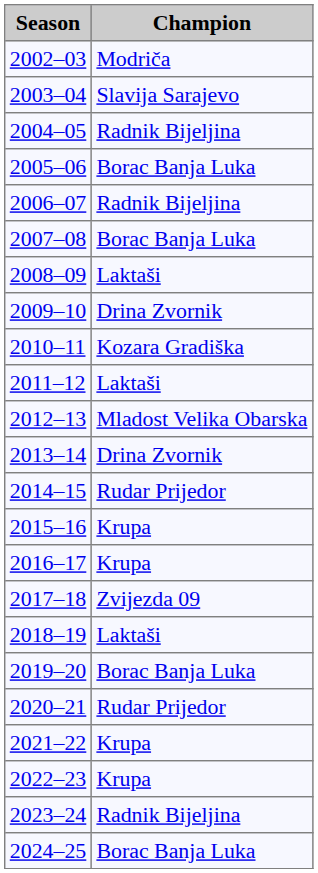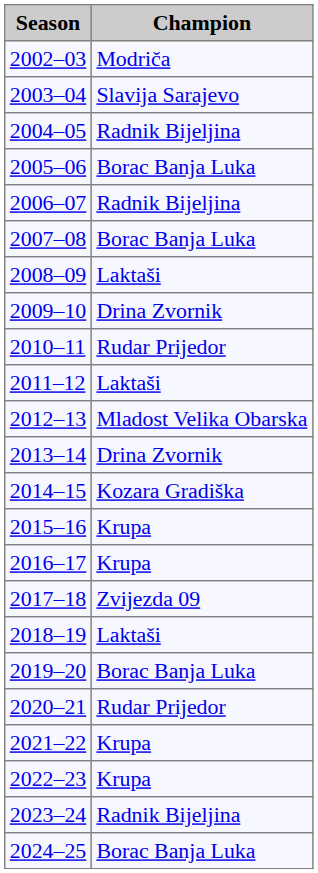(170, 346) Kozara Gradiška -> (161, 346) Rudar Prijedor
(161, 490) Rudar Prijedor -> (170, 490) Kozara Gradiška
